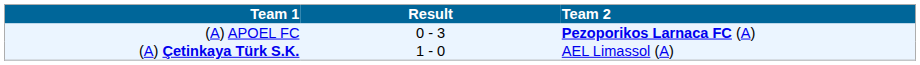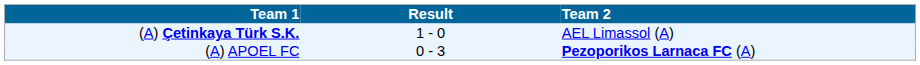rows swapped: (252, 32) <-> (219, 51)
